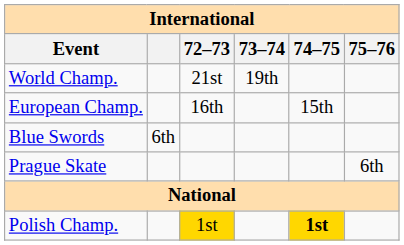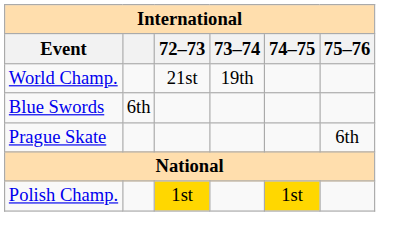- row: (76, 107)
(317, 225) bold -> (292, 195) normal
